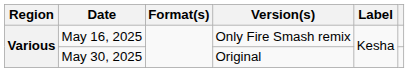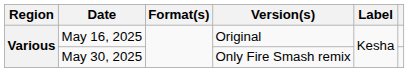(283, 36) Only Fire Smash remix -> (238, 36) Original
(238, 57) Original -> (283, 57) Only Fire Smash remix
